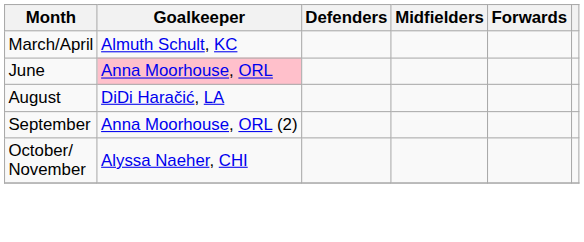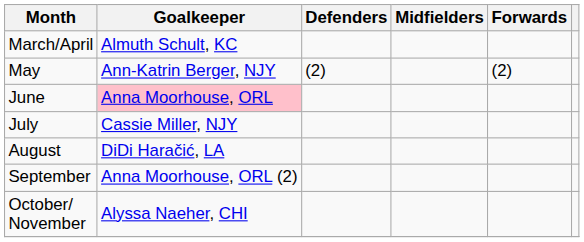+ row: (24, 71)
+ row: (23, 124)
